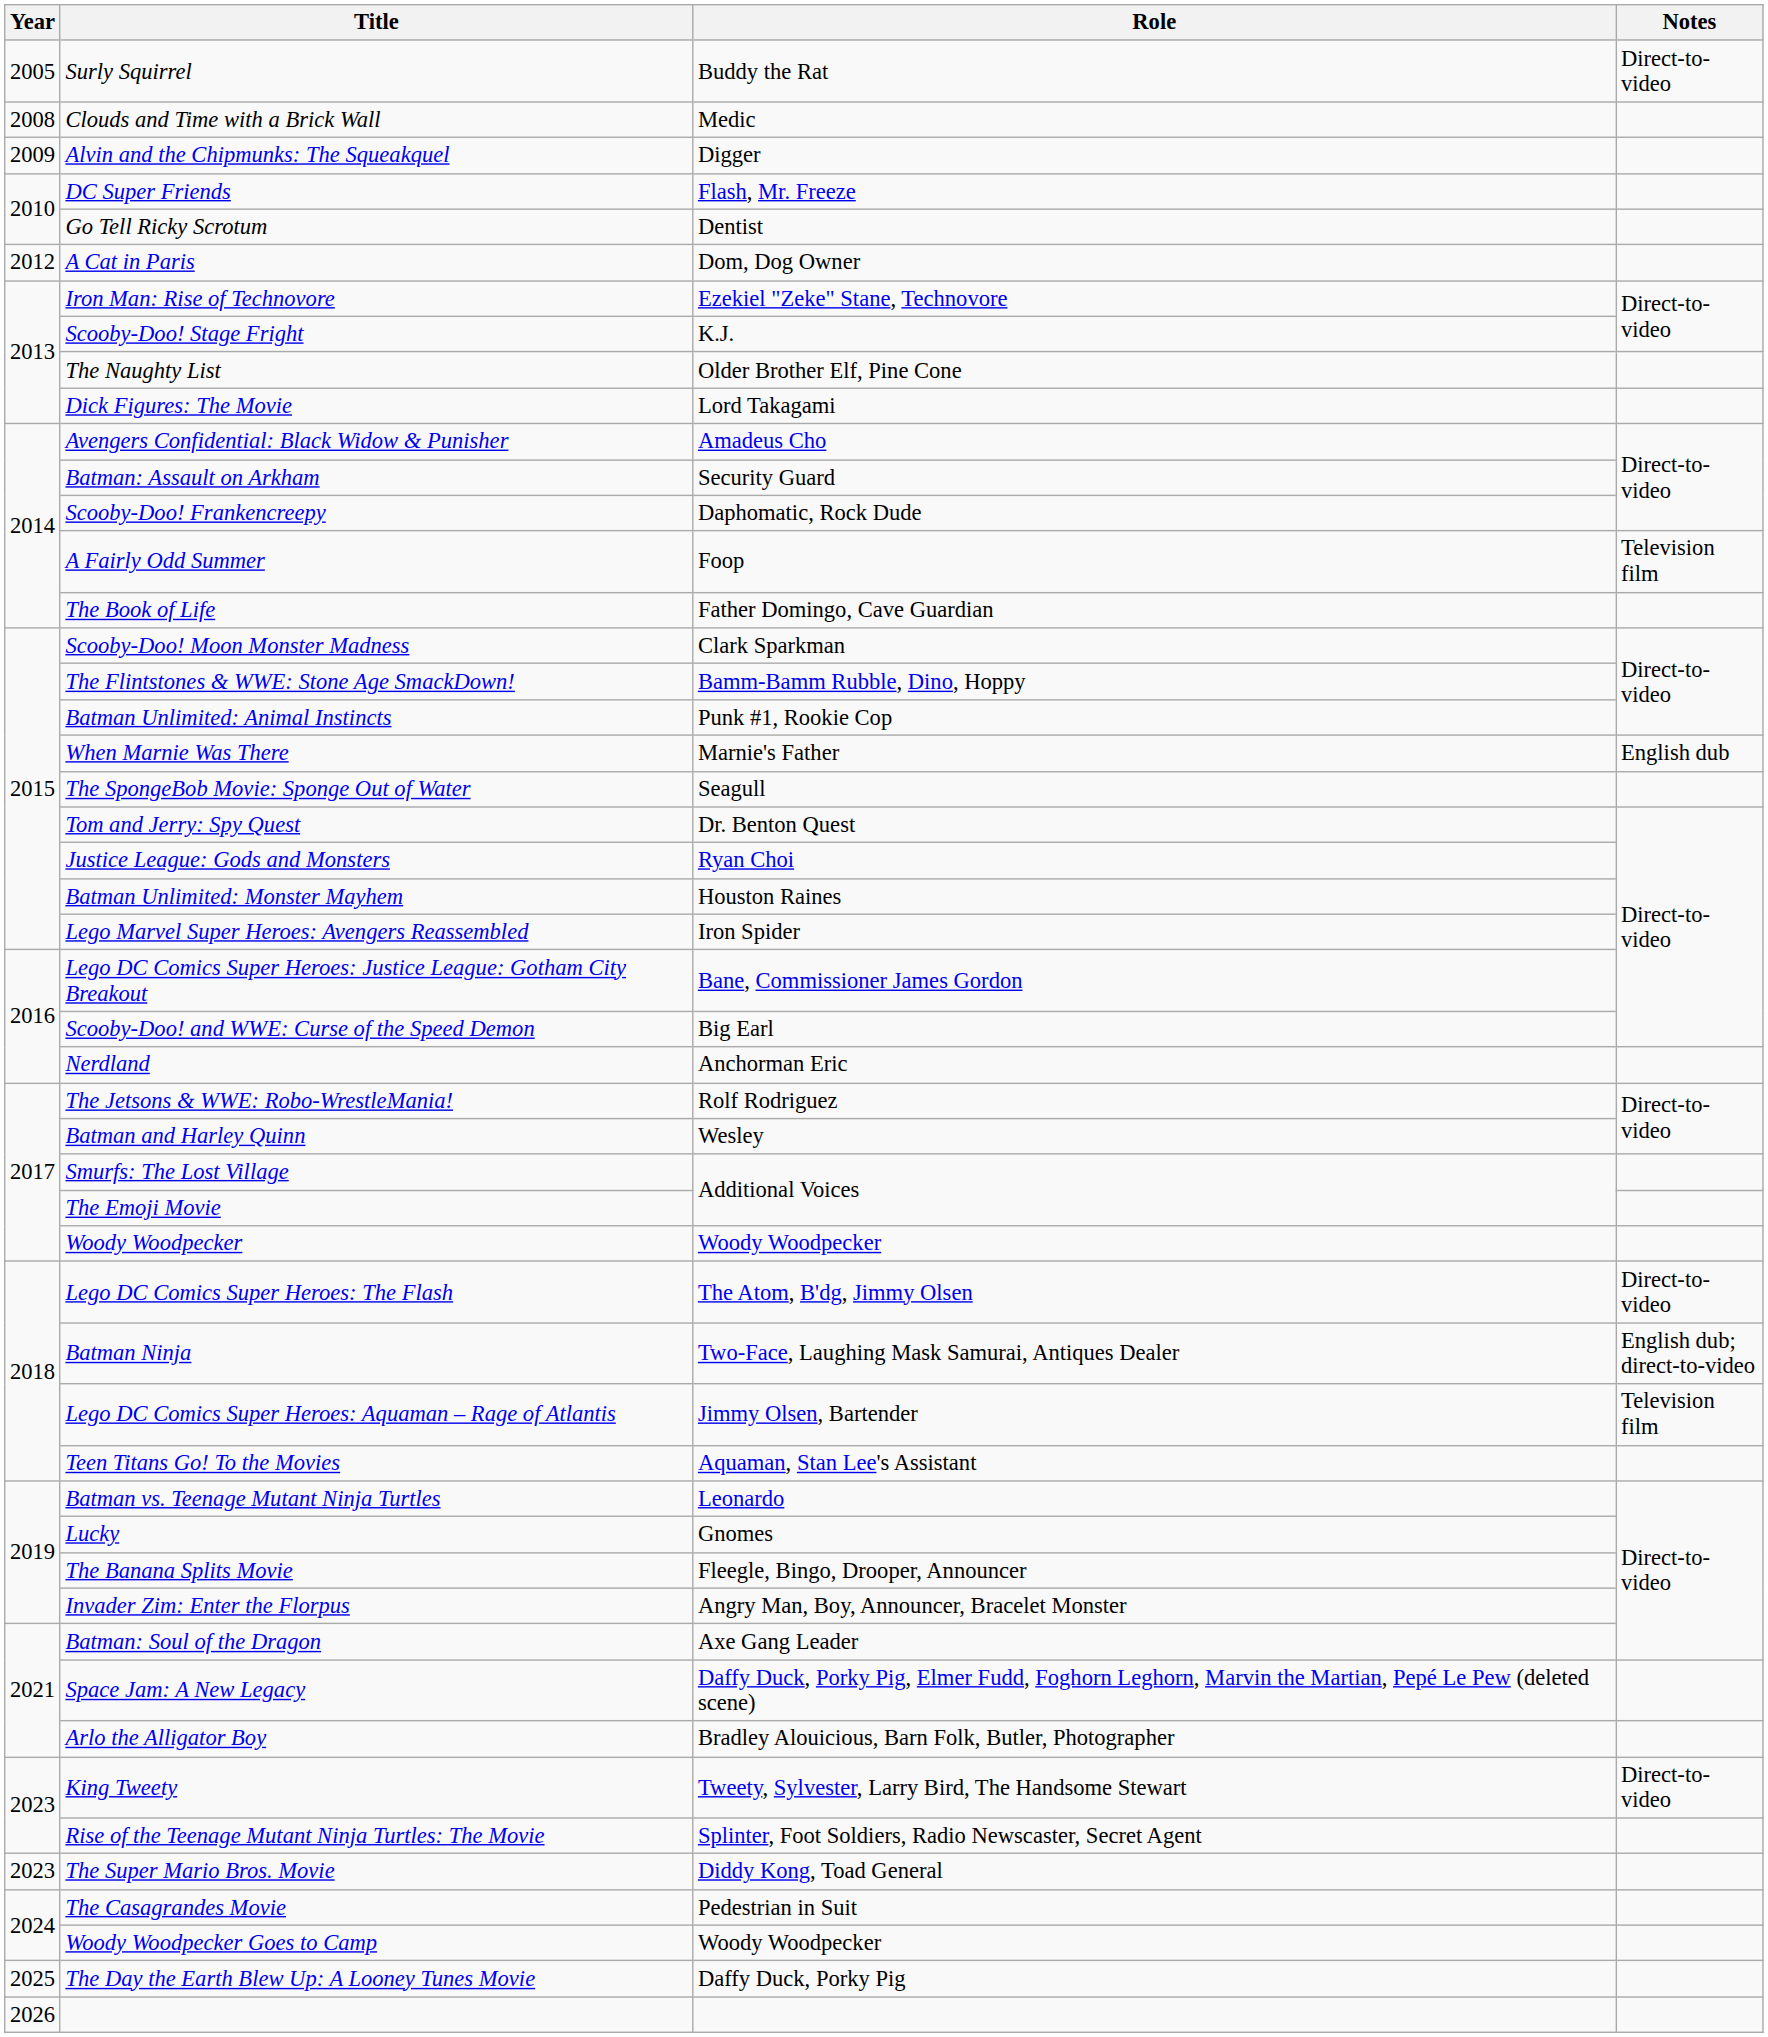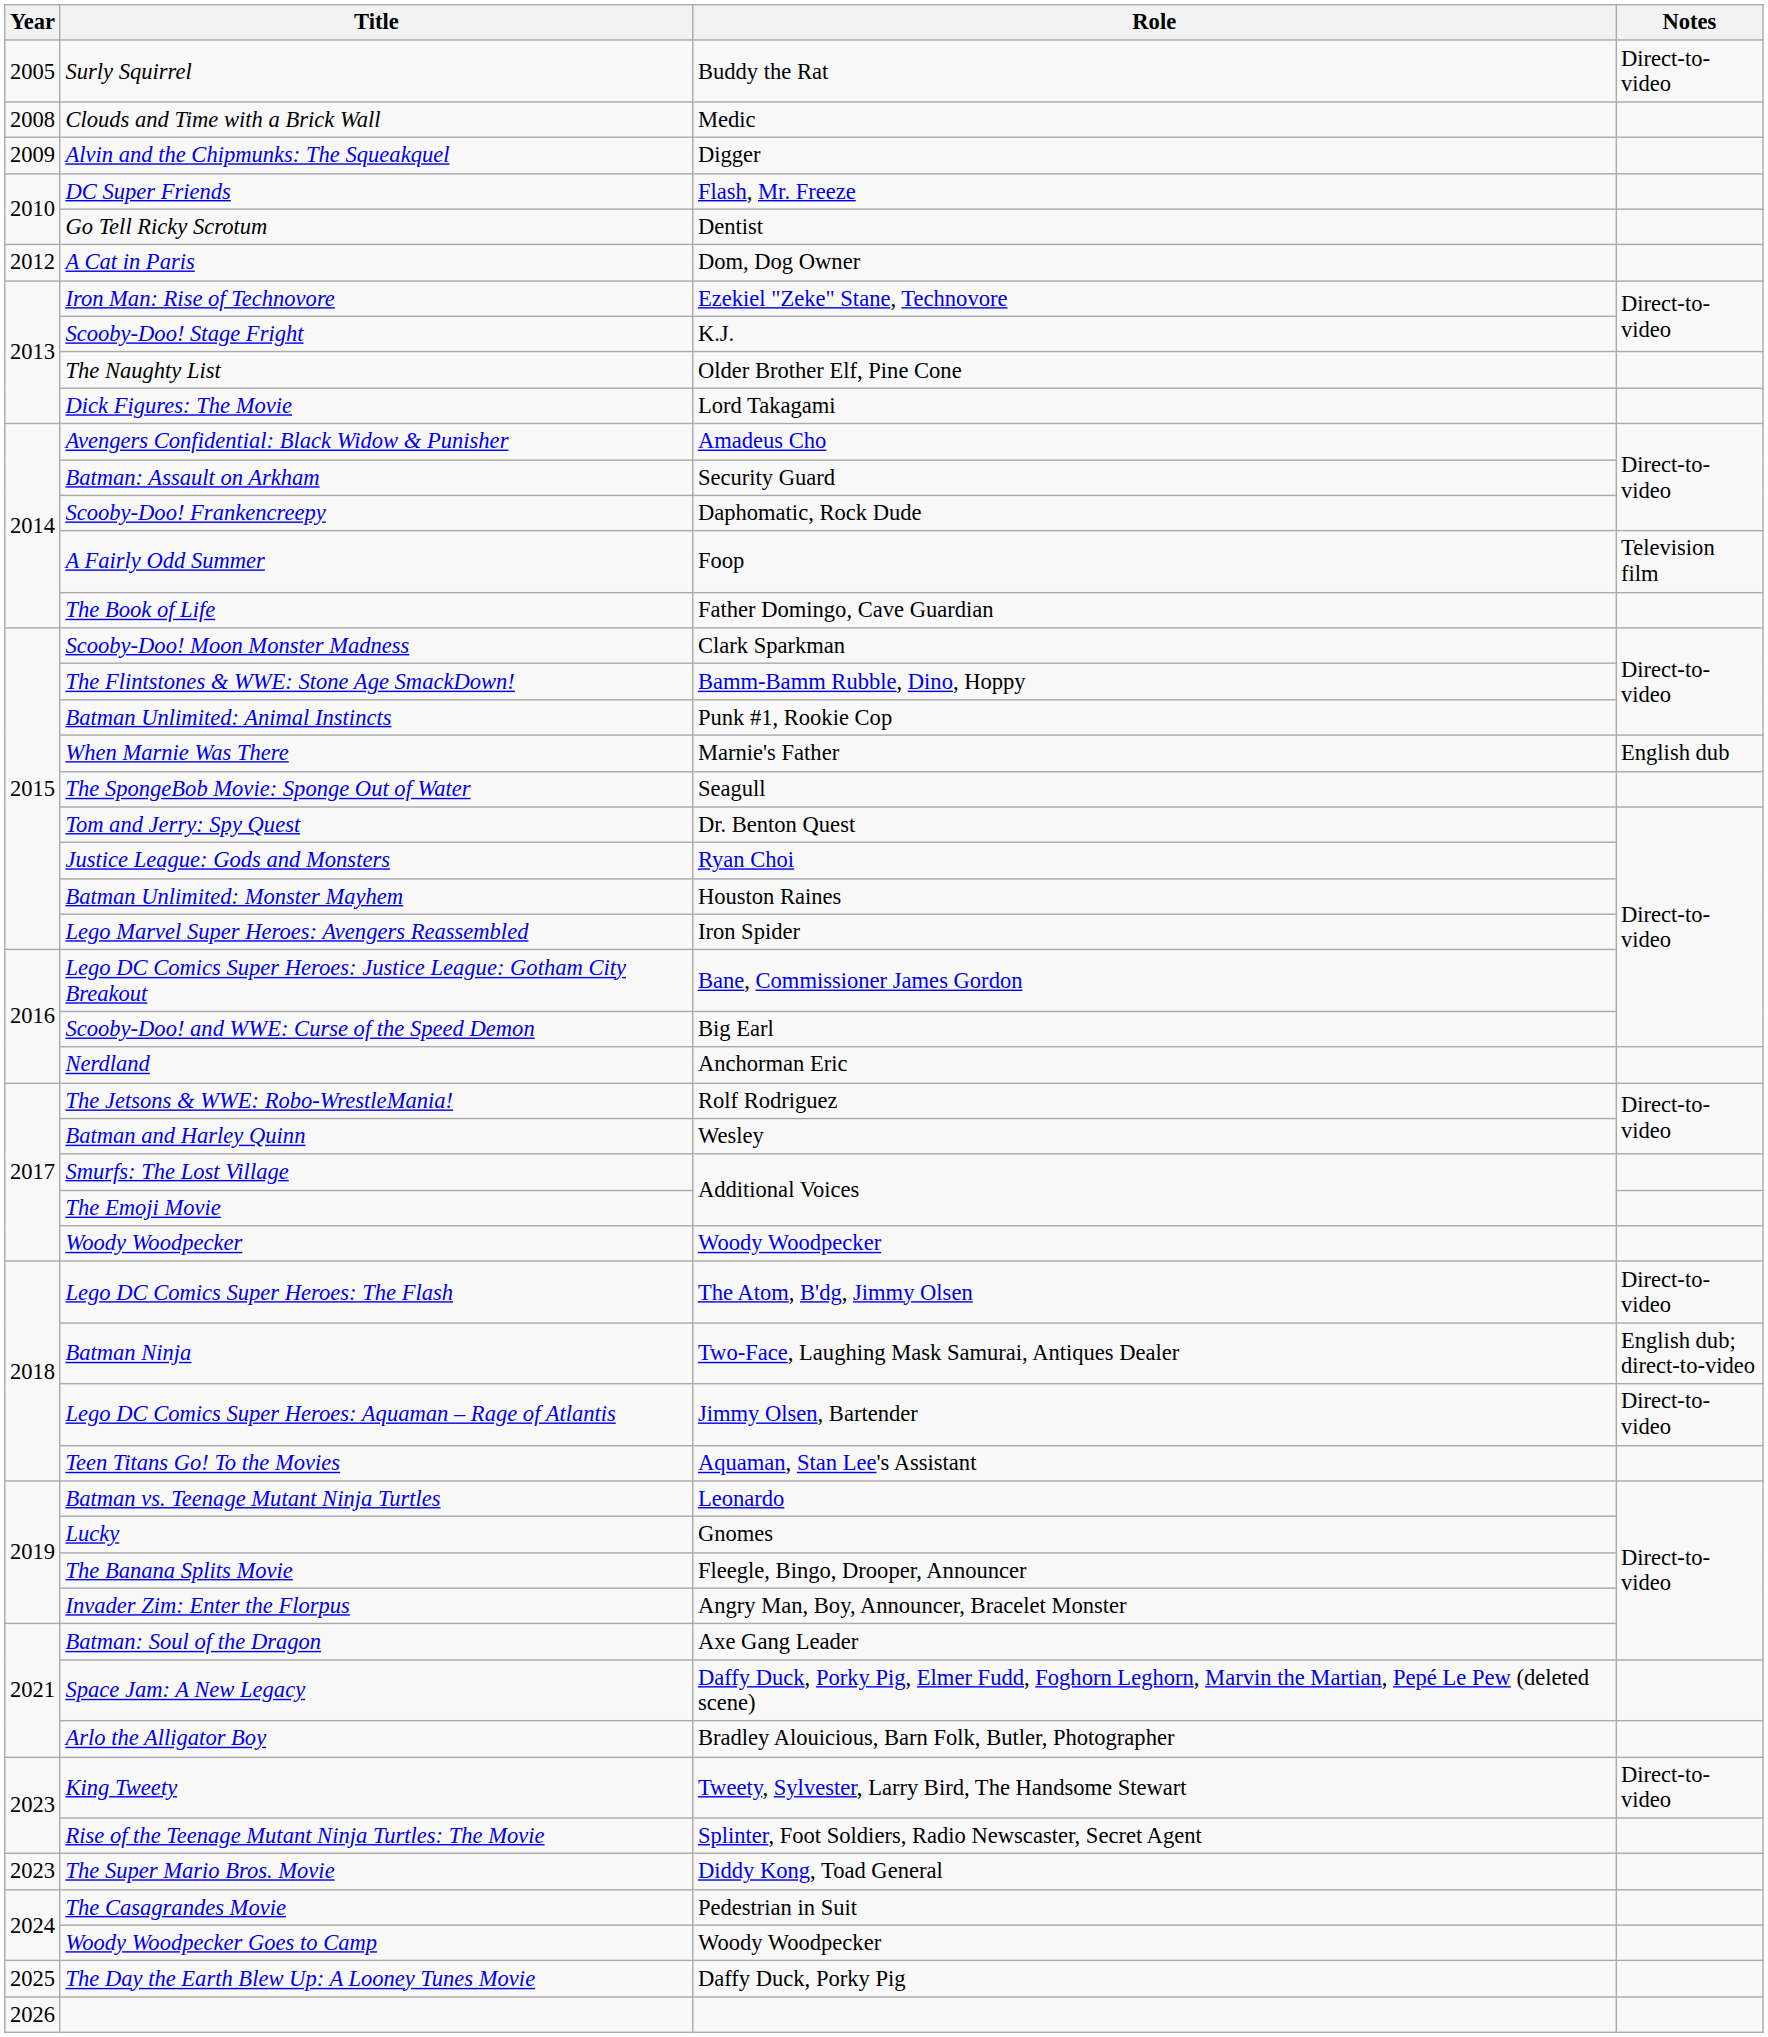(1668, 1414) Television film -> (1665, 1414) Direct-to-video
